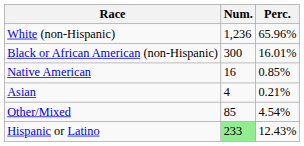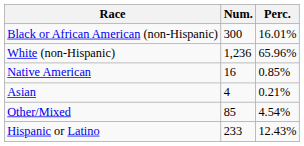rows swapped: (61, 33) <-> (113, 53)
(233, 131) lightgreen background -> (233, 131) no background
